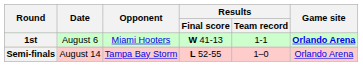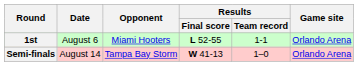(206, 39) W 41-13 -> (206, 39) L 52-55
(324, 39) bold -> (322, 39) normal
(206, 54) L 52-55 -> (206, 54) W 41-13
